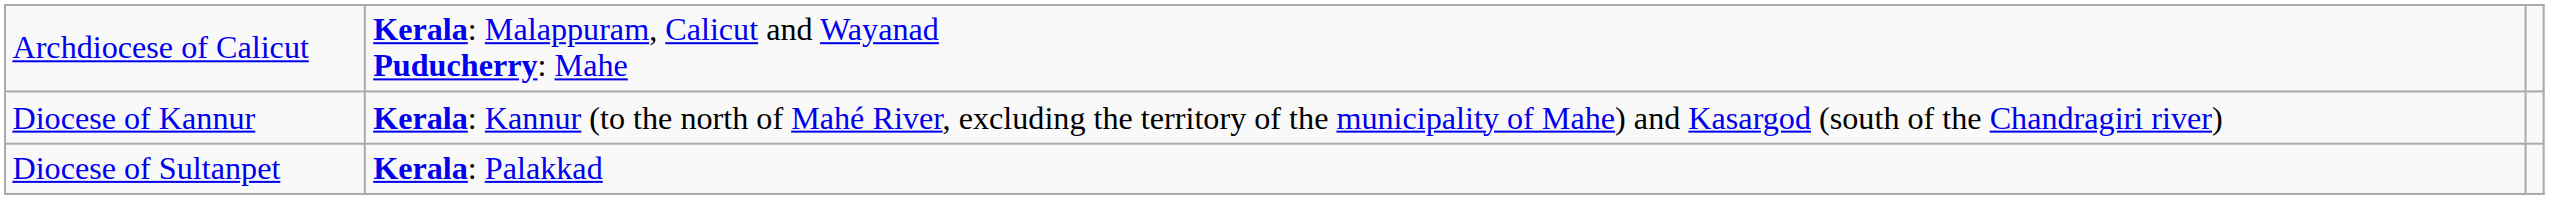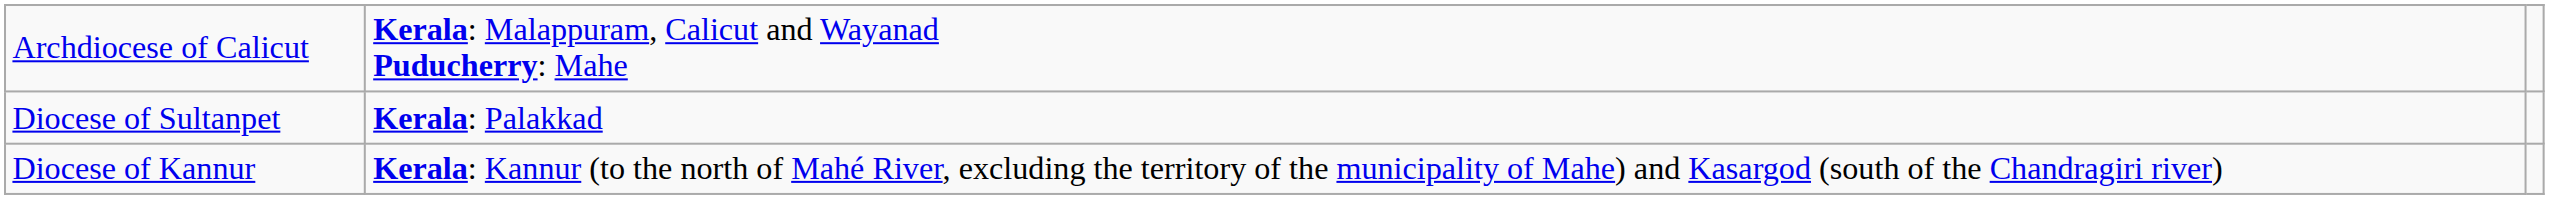rows swapped: (134, 117) <-> (146, 168)
